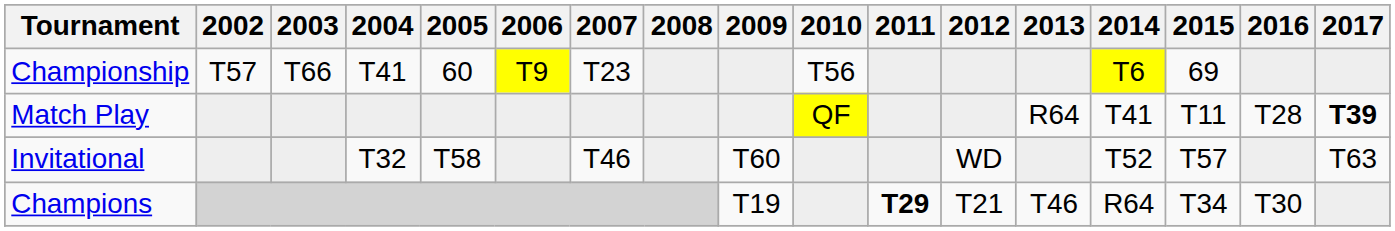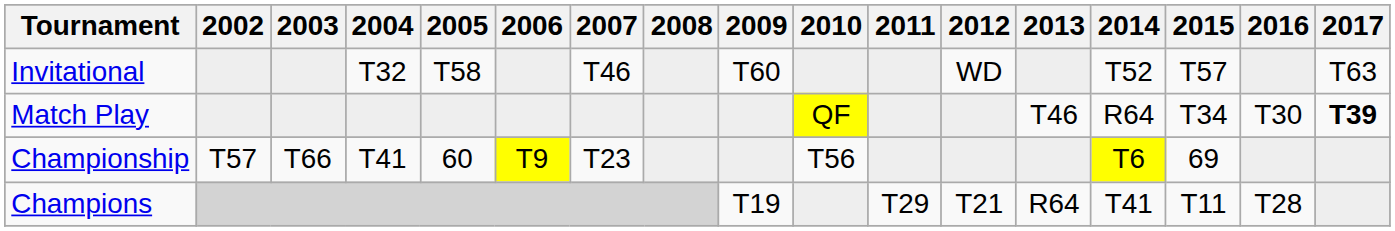rows swapped: (100, 70) <-> (78, 159)
(1054, 114) R64 -> (1054, 114) T46
(1129, 114) T41 -> (1129, 114) R64
(1203, 114) T11 -> (1203, 114) T34
(1278, 114) T28 -> (1278, 114) T30
(905, 203) bold -> (905, 203) normal
(1054, 203) T46 -> (1054, 203) R64
(1129, 203) R64 -> (1129, 203) T41
(1203, 203) T34 -> (1203, 203) T11
(1278, 203) T30 -> (1278, 203) T28
